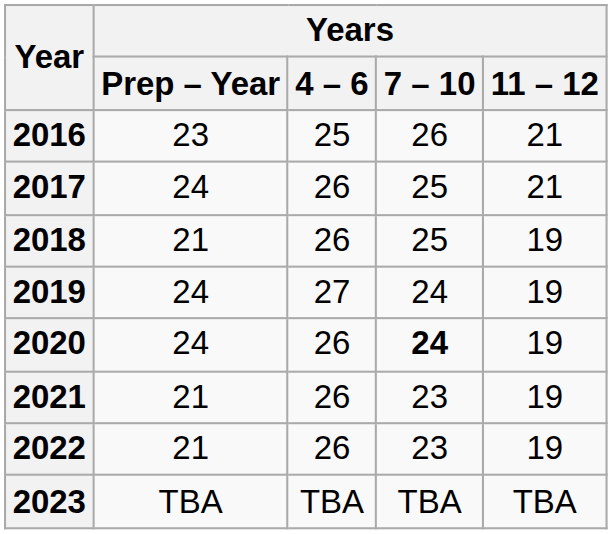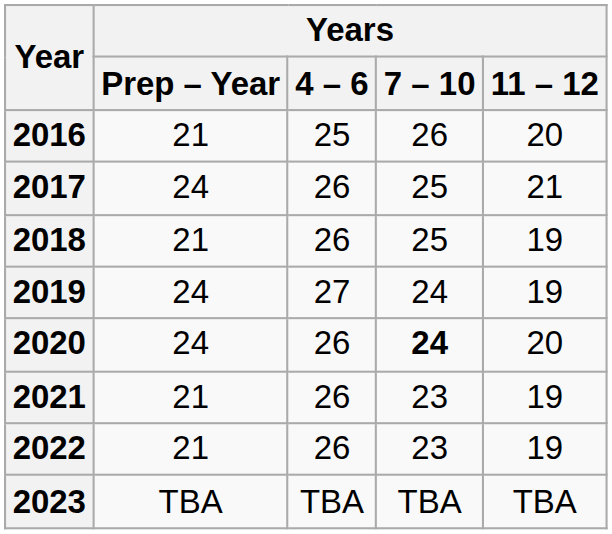(191, 135) 23 -> (191, 135) 21
(545, 135) 21 -> (545, 135) 20
(545, 344) 19 -> (545, 344) 20
